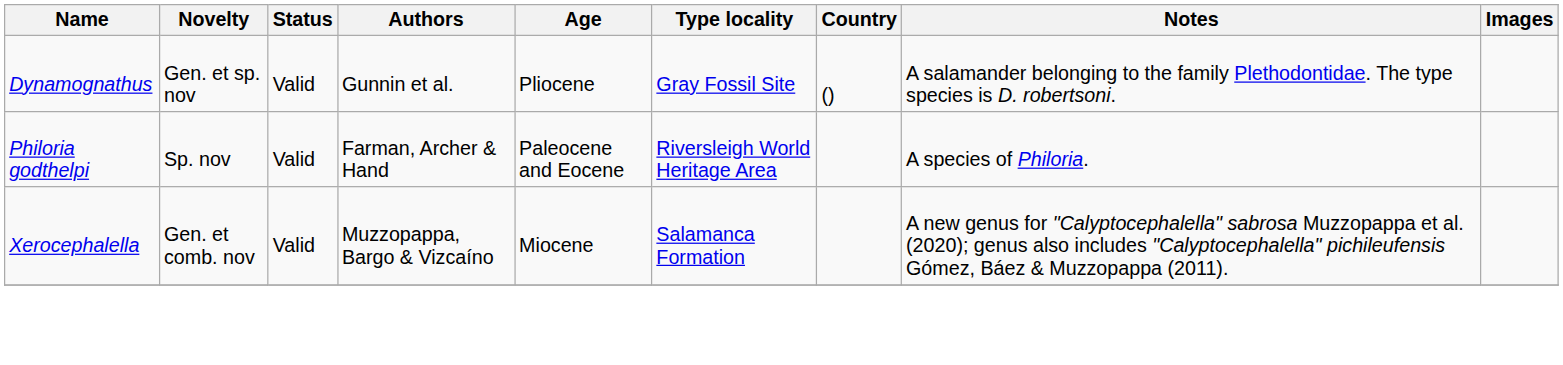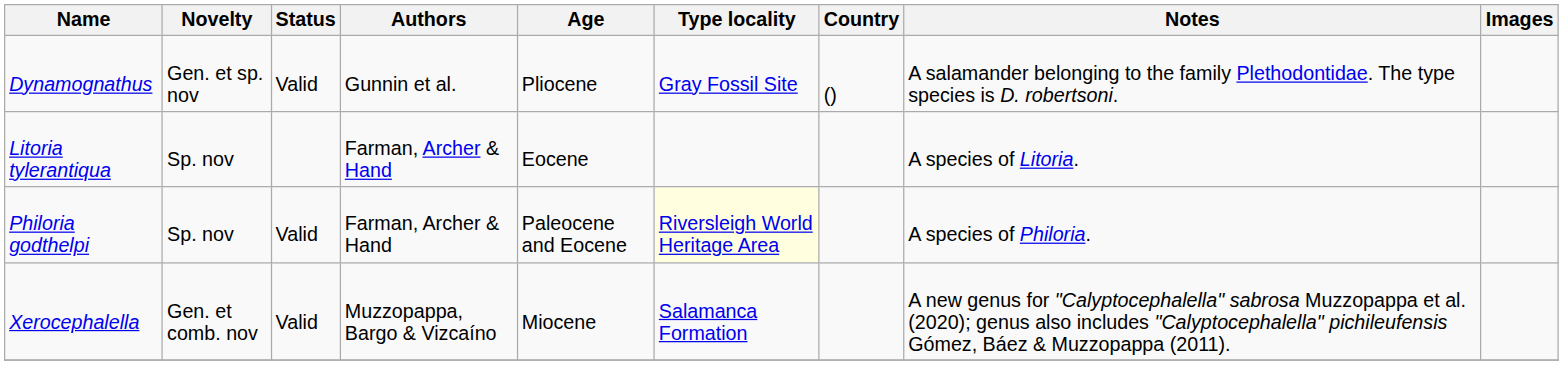+ row: (60, 160)
(733, 160) no background -> (736, 235) lightyellow background
